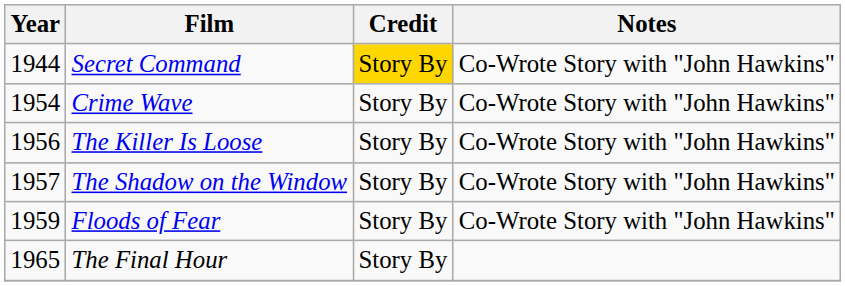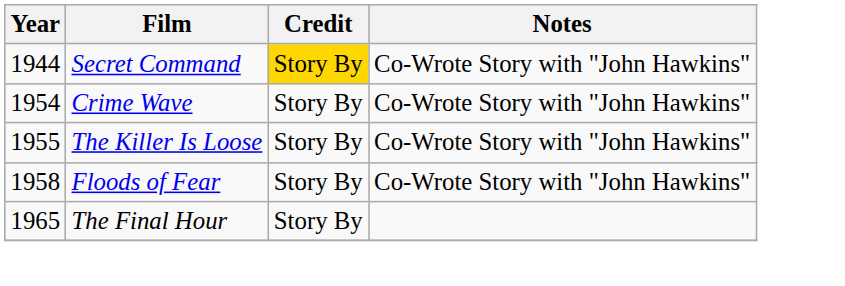(35, 142) 1956 -> (35, 142) 1955
- row: (209, 181)
(35, 220) 1959 -> (35, 181) 1958
